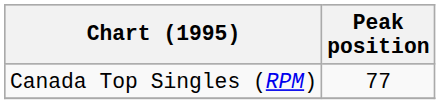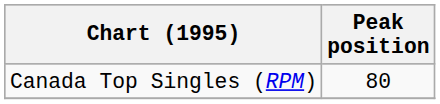(378, 82) 77 -> (378, 82) 80
